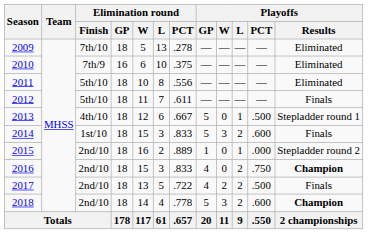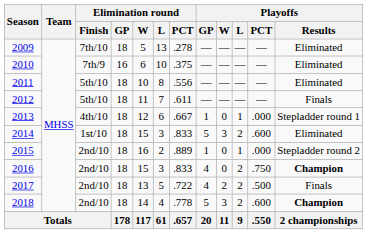(206, 116) 5 -> (206, 116) 1
(261, 116) .500 -> (261, 116) .000
(319, 133) Finals -> (319, 133) Eliminated
